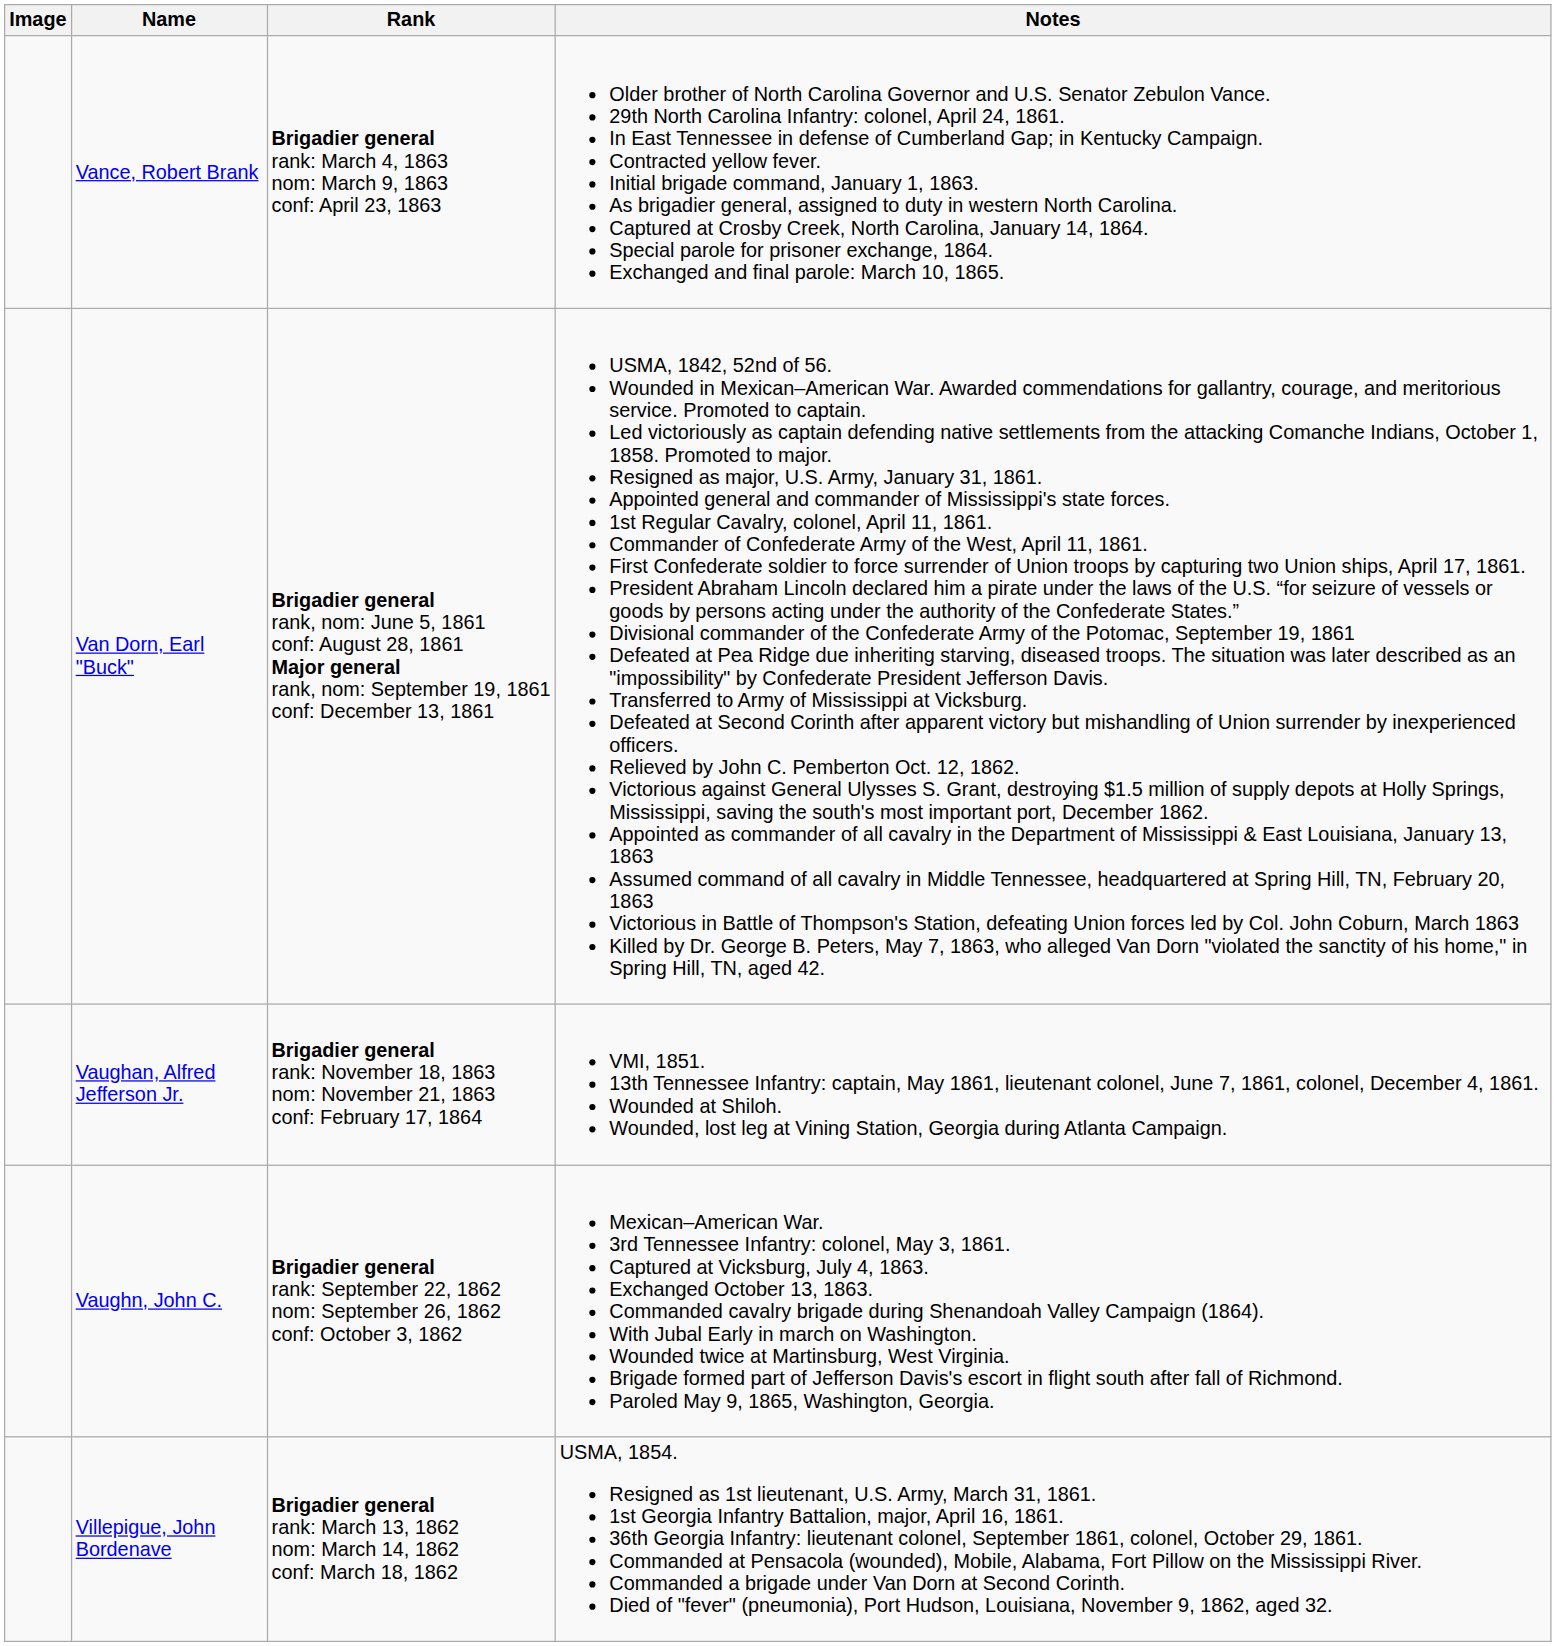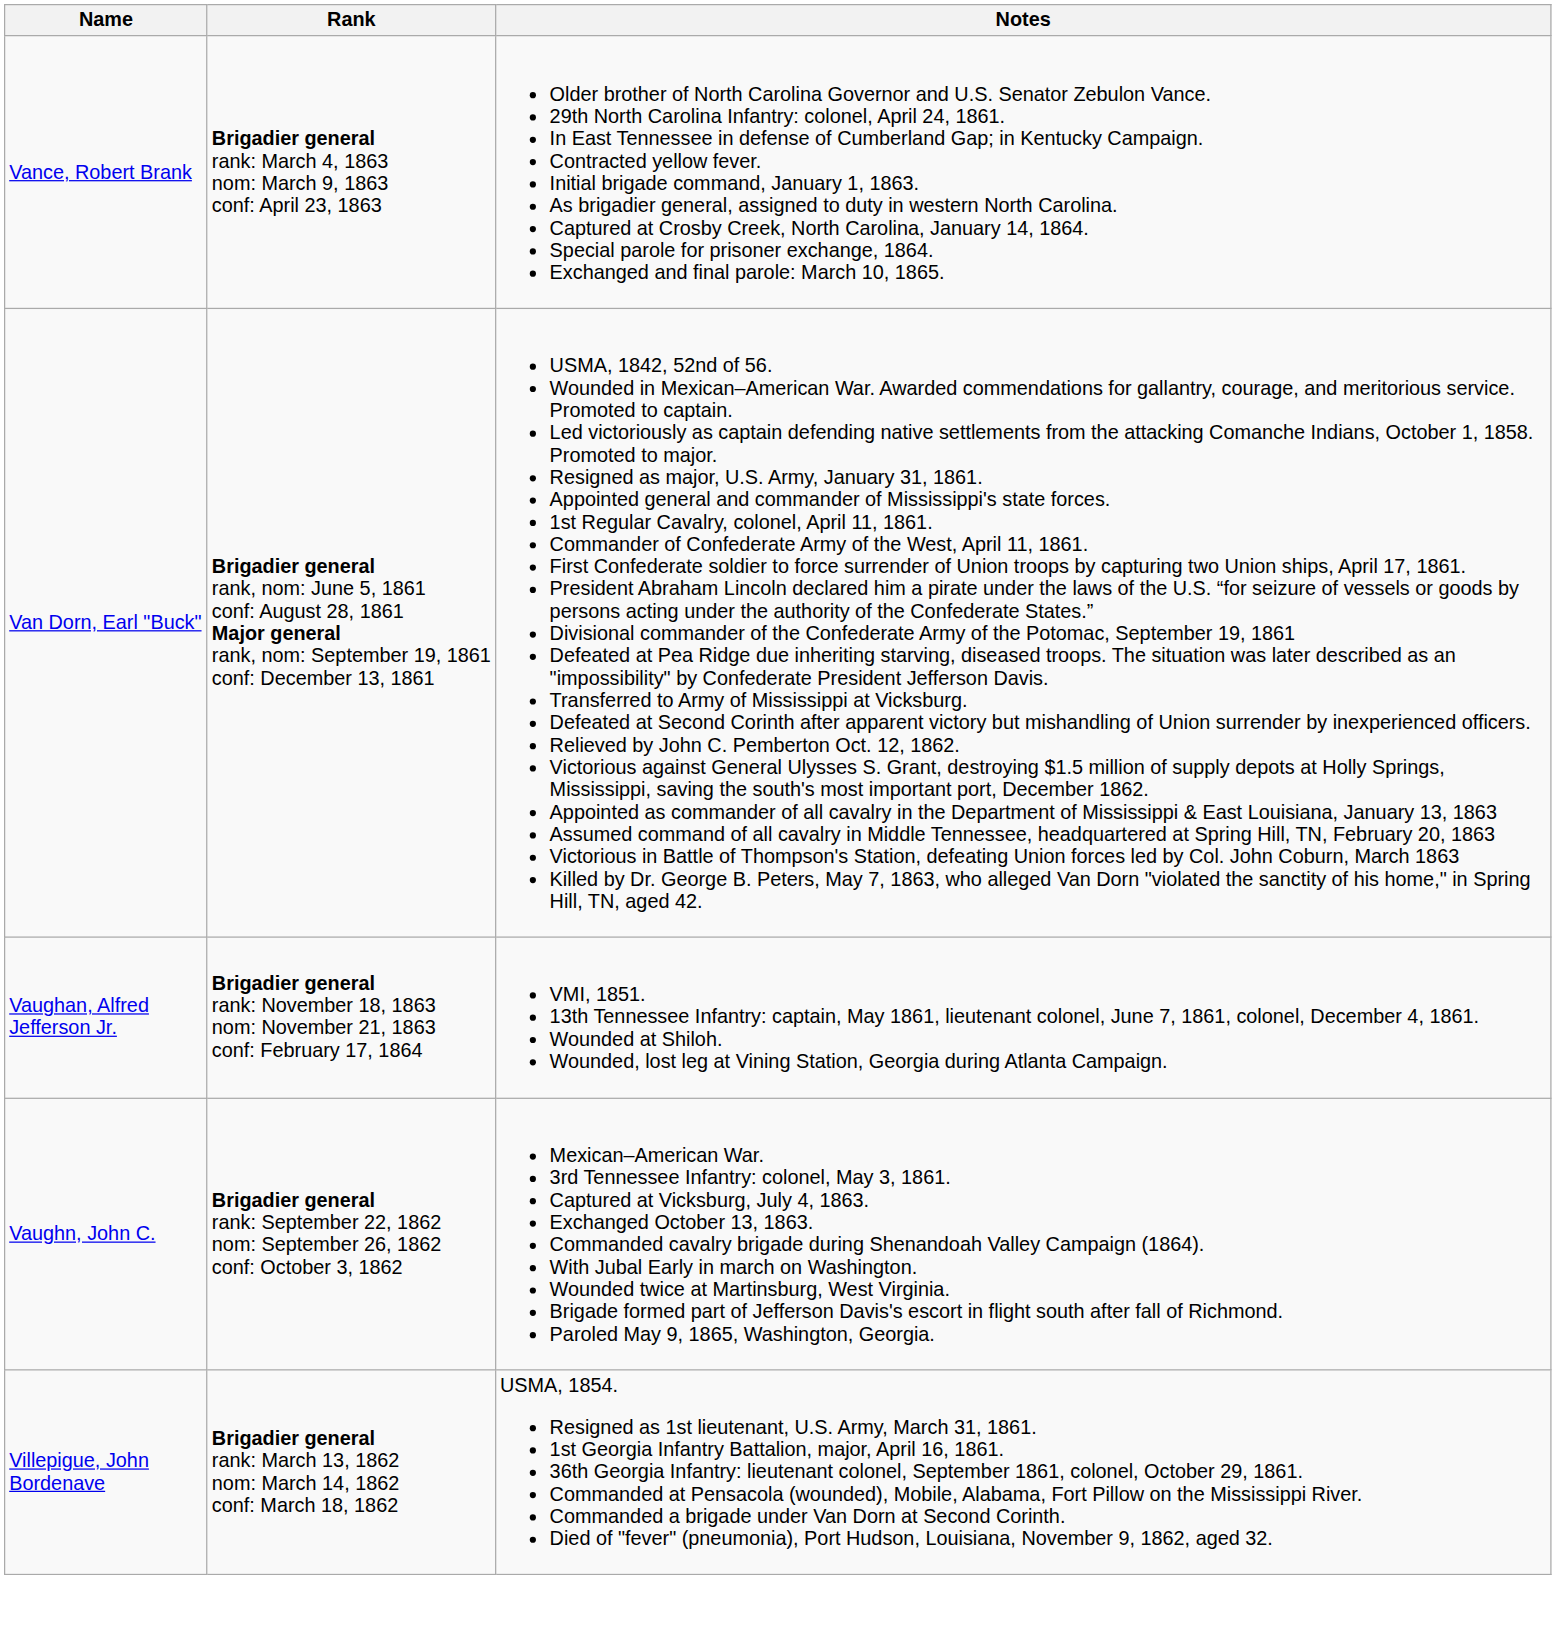- column: (38, 20)
